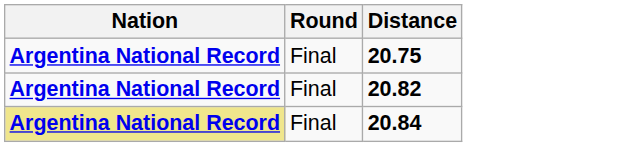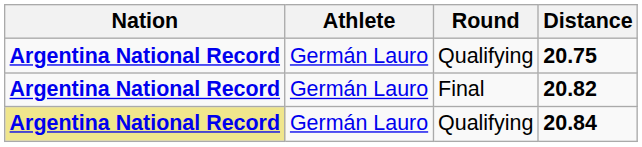+ column: (359, 21)
(313, 55) Final -> (486, 55) Qualifying
(313, 123) Final -> (486, 123) Qualifying
